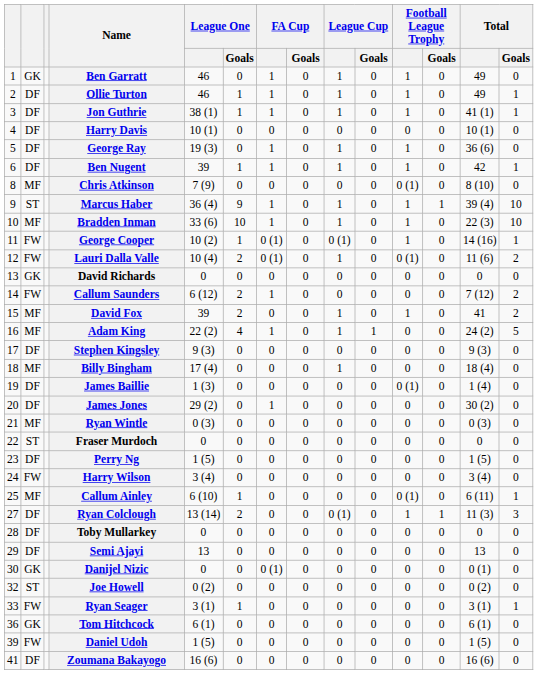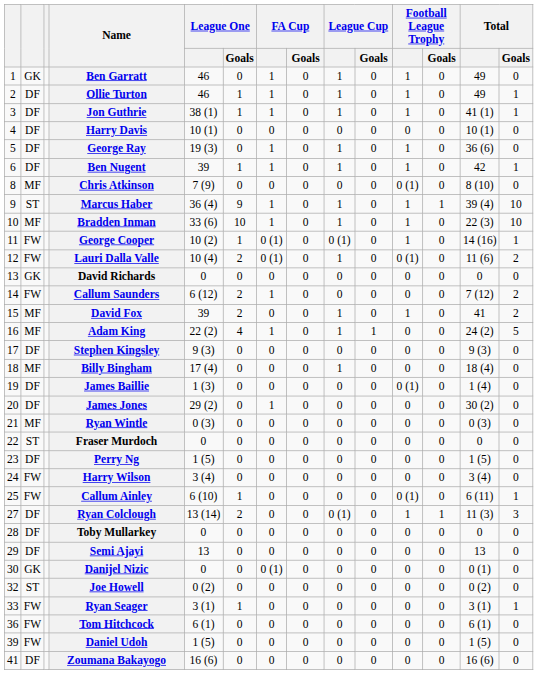(32, 496) MF -> (32, 496) FW
(32, 624) GK -> (32, 624) FW
